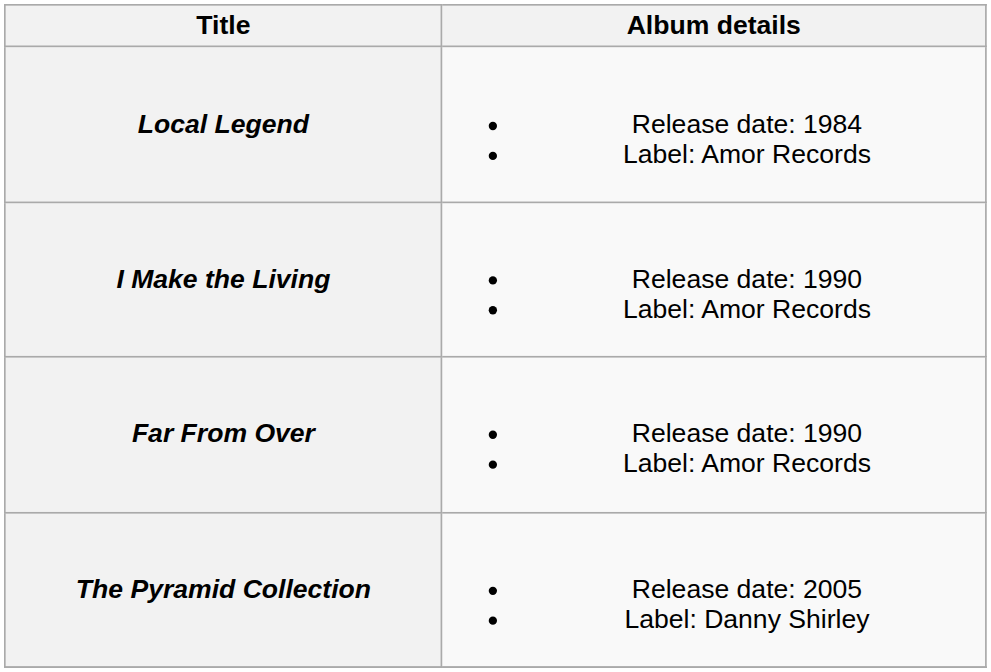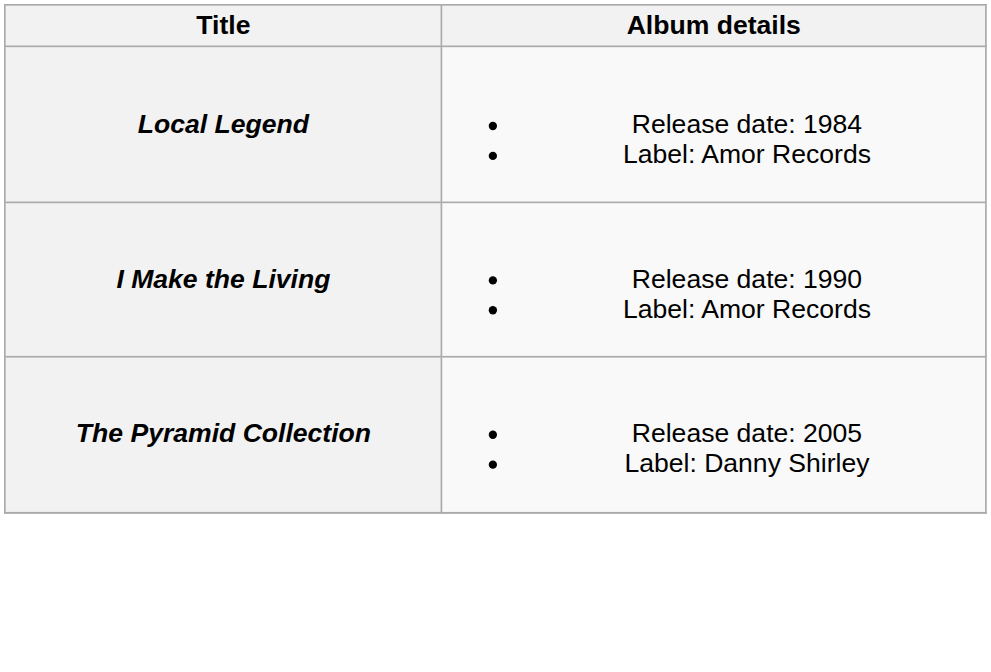- row: (223, 434)
